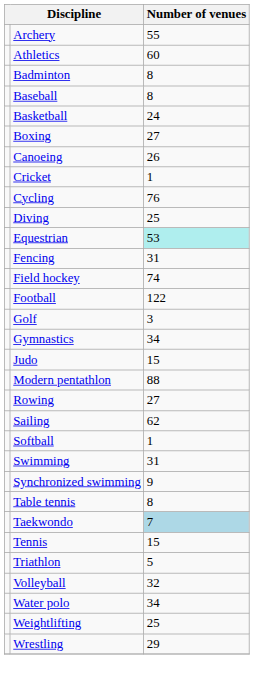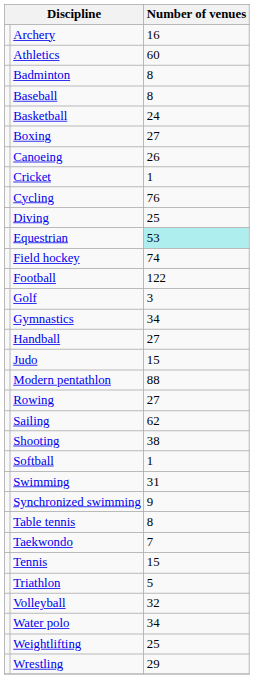(153, 34) 55 -> (153, 34) 16
- row: (34, 258)
+ row: (37, 339)
+ row: (36, 440)
(150, 522) lightblue background -> (150, 542) no background
